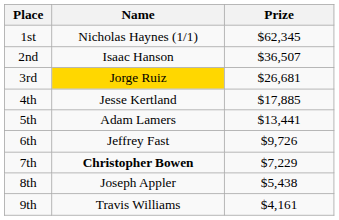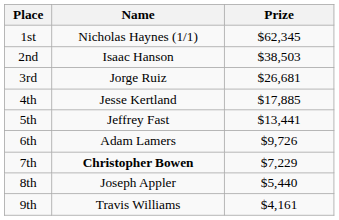(279, 57) $36,507 -> (279, 57) $38,503
(138, 78) gold background -> (138, 78) no background
(138, 120) Adam Lamers -> (138, 120) Jeffrey Fast
(138, 141) Jeffrey Fast -> (138, 141) Adam Lamers
(279, 183) $5,438 -> (279, 183) $5,440
